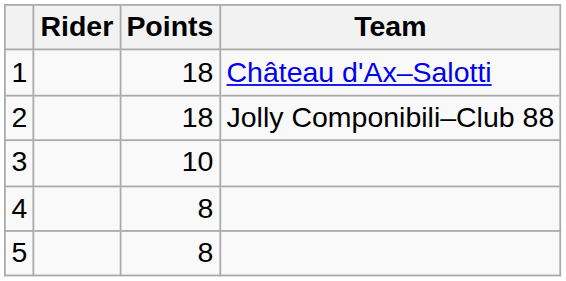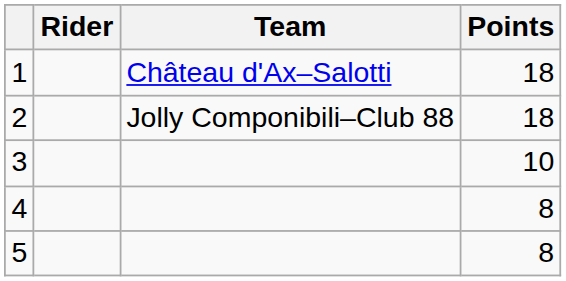columns swapped: (390, 27) <-> (170, 27)
